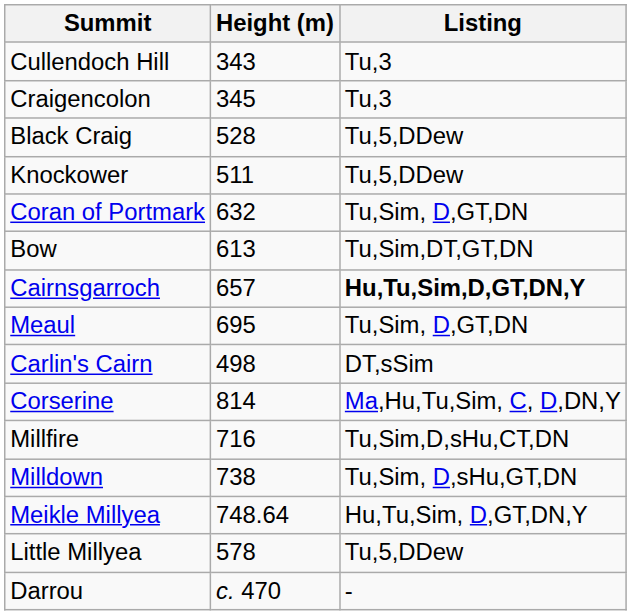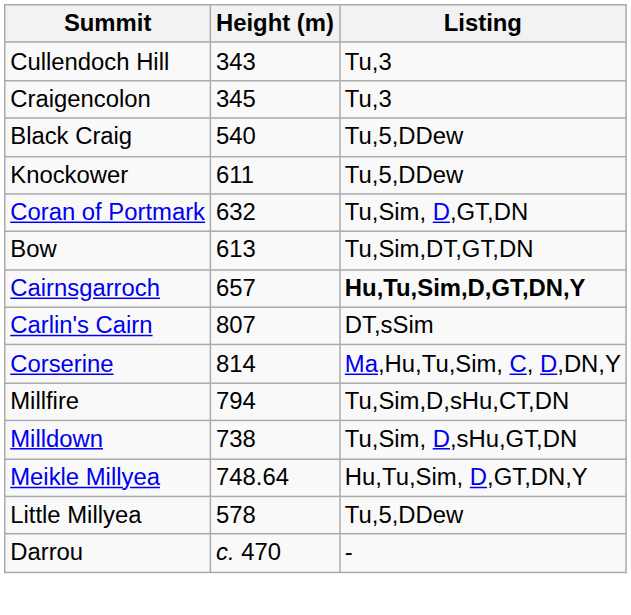(236, 136) 528 -> (236, 136) 540
(235, 174) 511 -> (235, 174) 611
- row: (43, 325)
(236, 363) 498 -> (236, 325) 807
(236, 439) 716 -> (236, 401) 794
